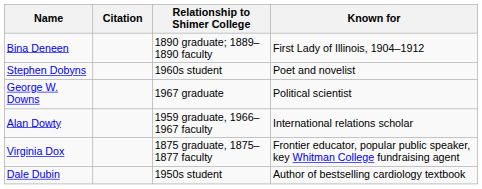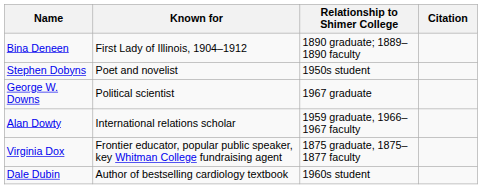columns swapped: (374, 19) <-> (123, 19)
(188, 71) 1960s student -> (336, 71) 1950s student
(188, 175) 1950s student -> (336, 175) 1960s student
